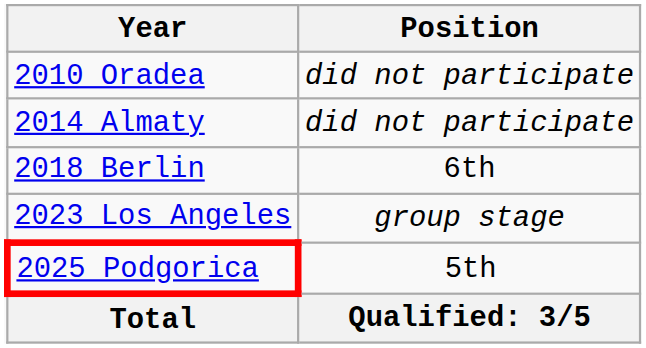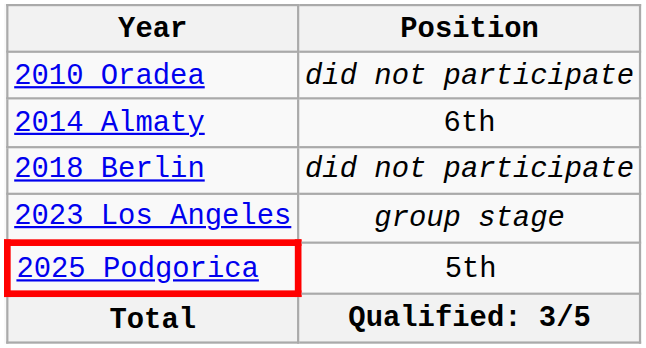(470, 123) did not participate -> (470, 123) 6th
(470, 170) 6th -> (470, 170) did not participate
